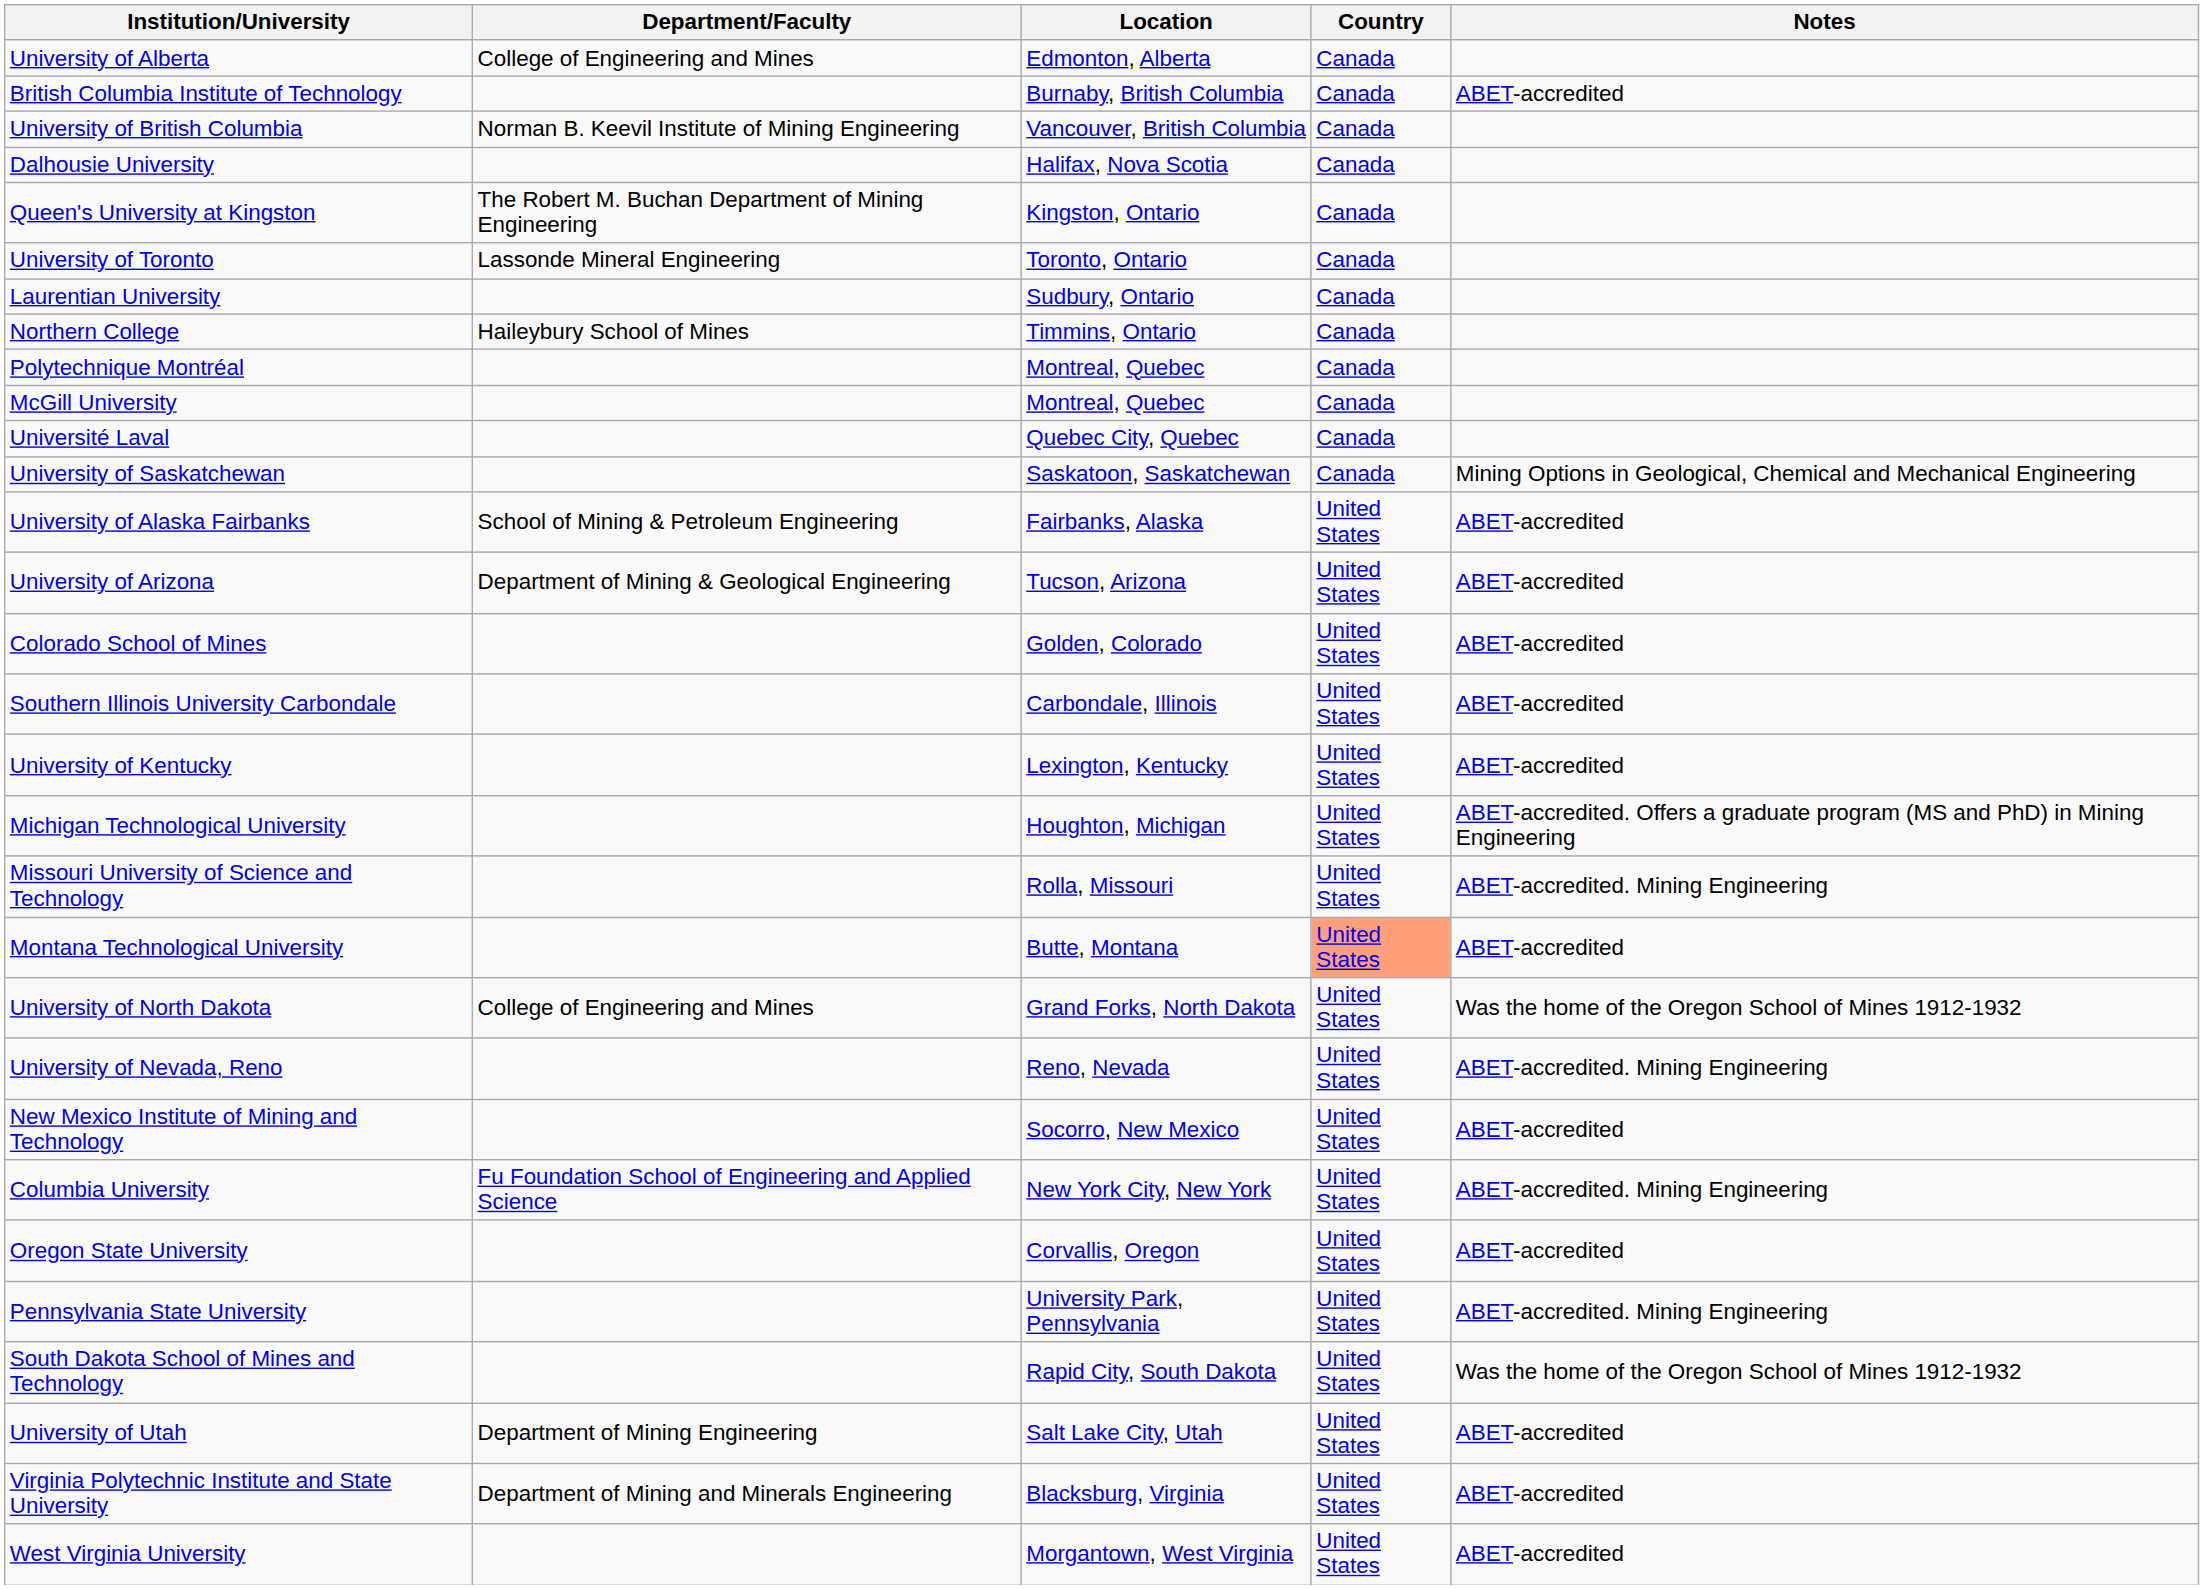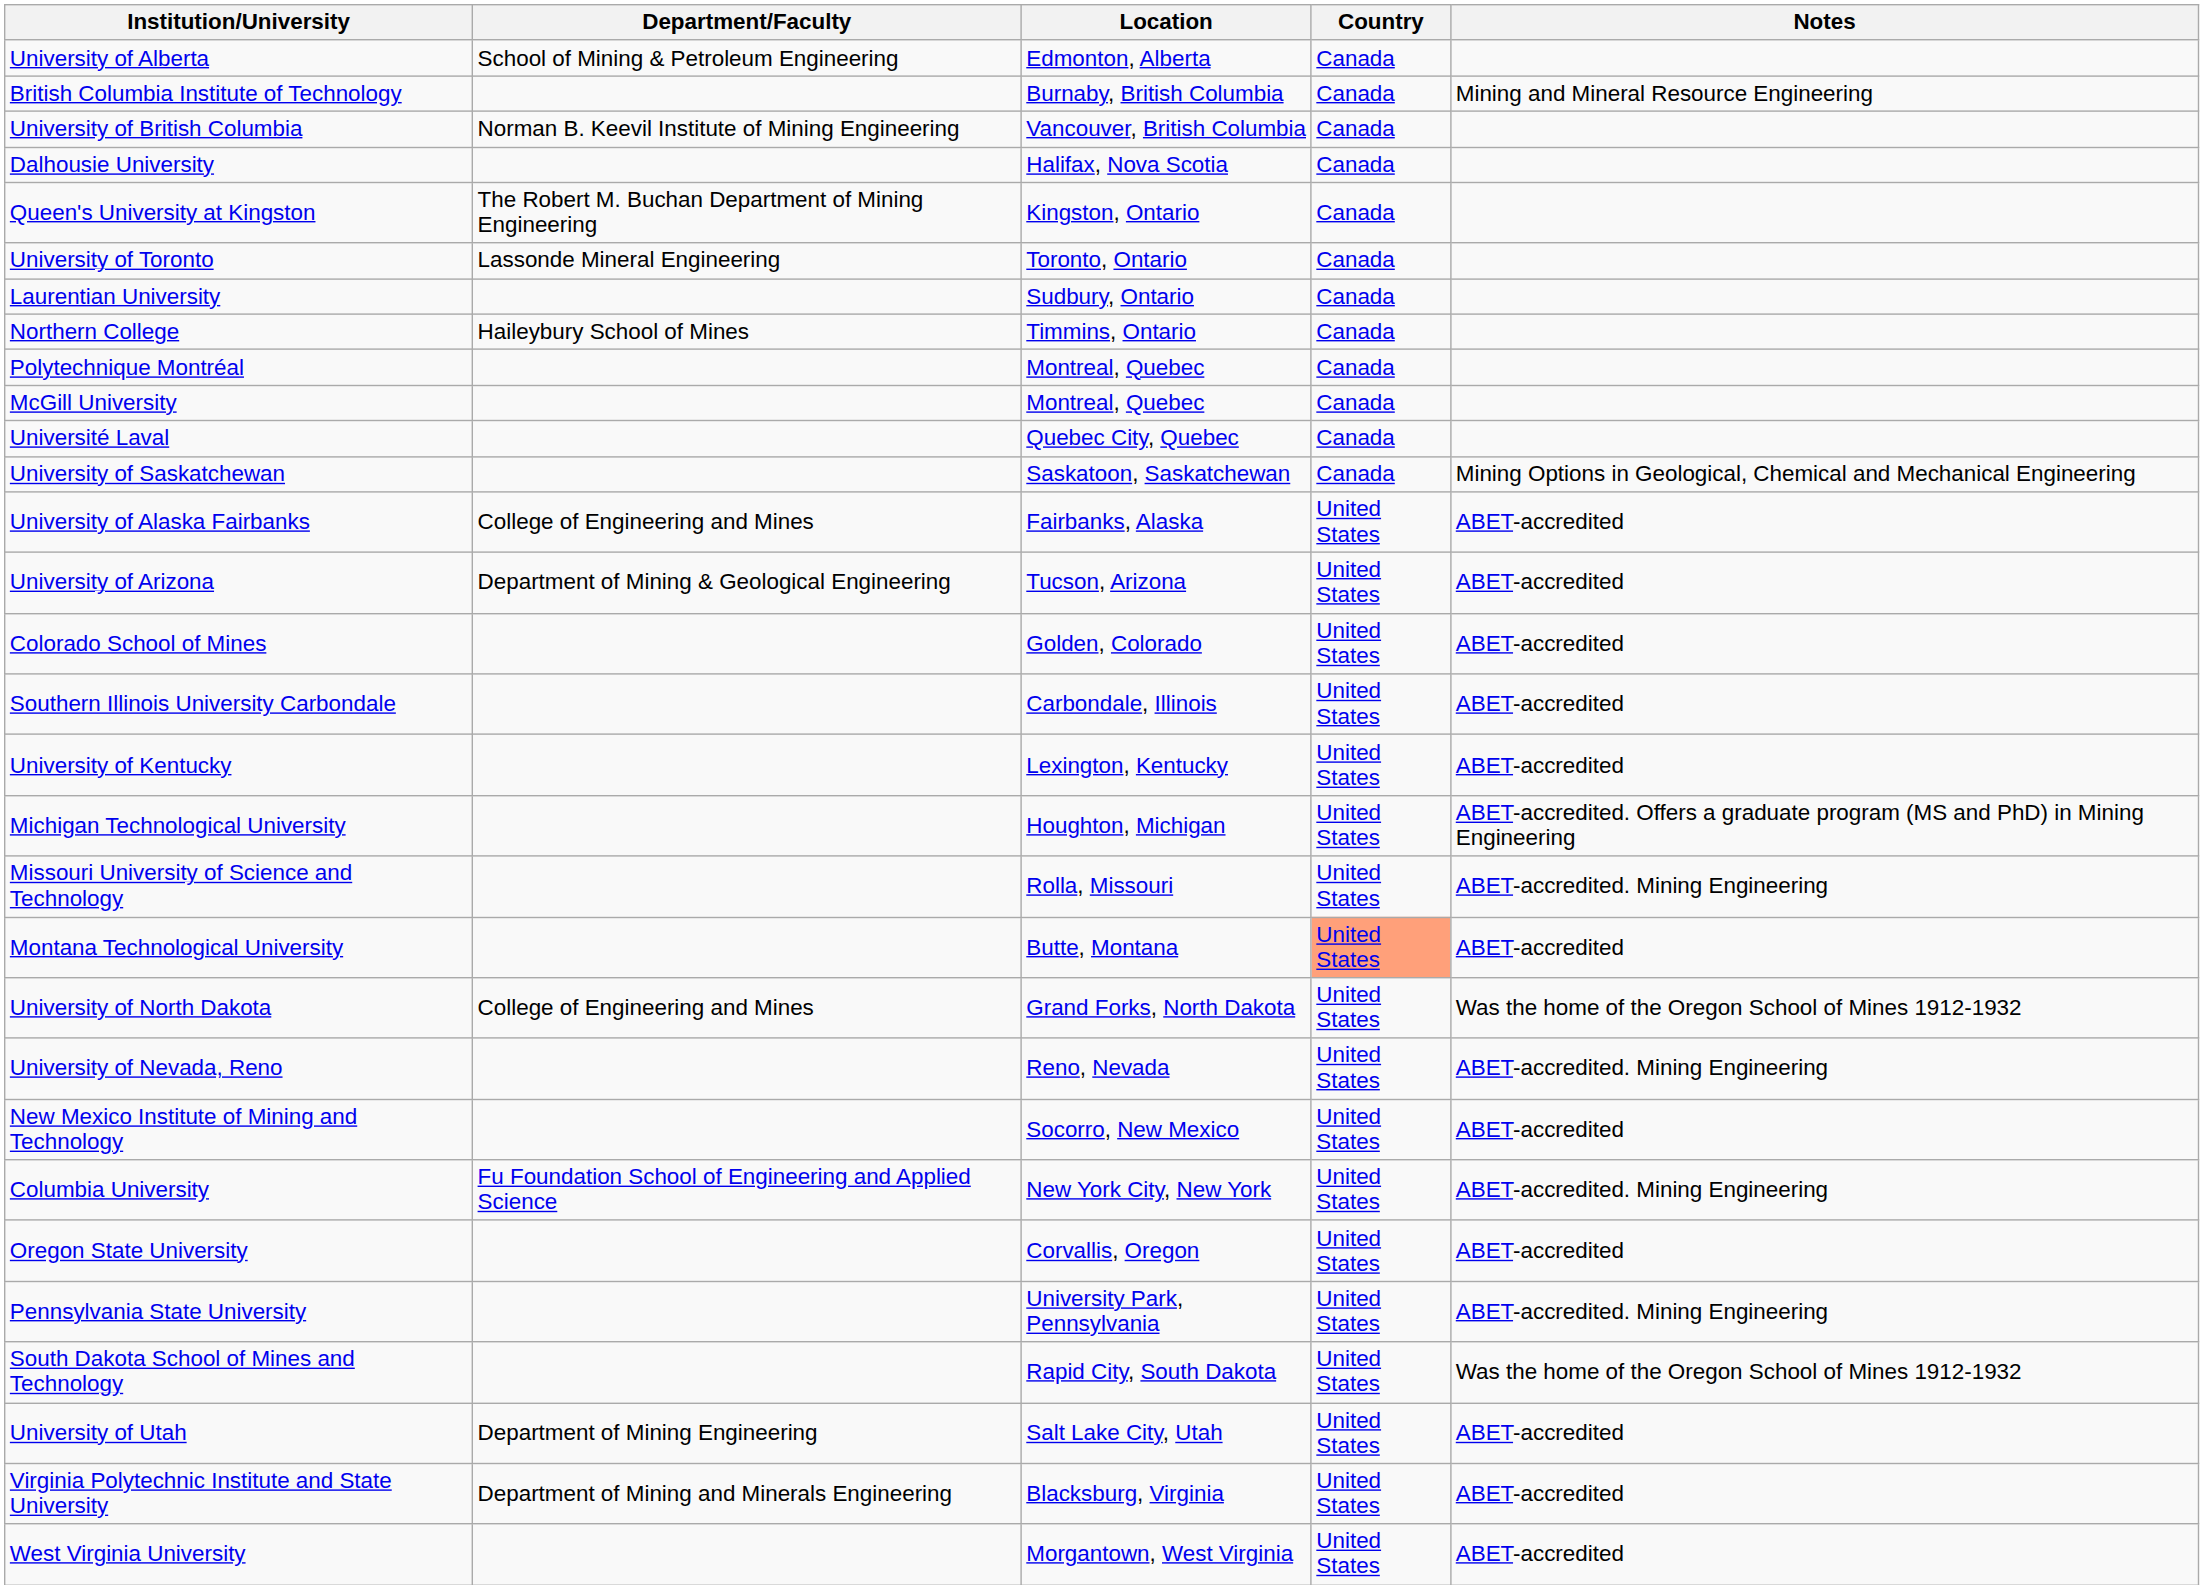(646, 57) College of Engineering and Mines -> (688, 57) School of Mining & Petroleum Engineering
(1540, 93) ABET-accredited -> (1664, 93) Mining and Mineral Resource Engineering
(688, 521) School of Mining & Petroleum Engineering -> (646, 521) College of Engineering and Mines
